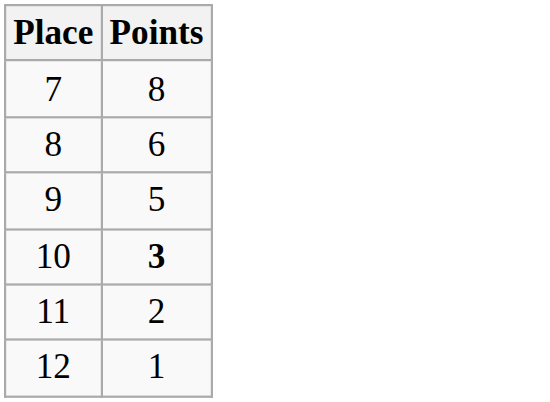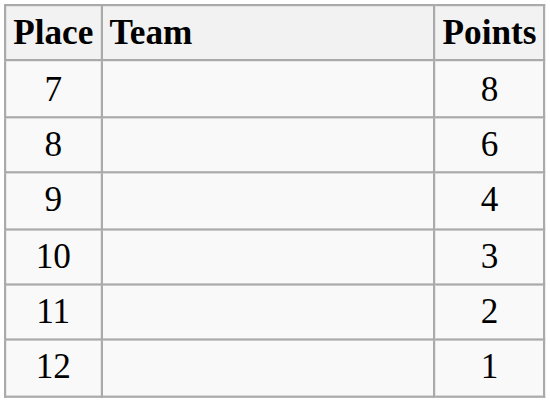+ column: (151, 32)
(156, 199) 5 -> (490, 199) 4
(156, 255) bold -> (490, 255) normal
